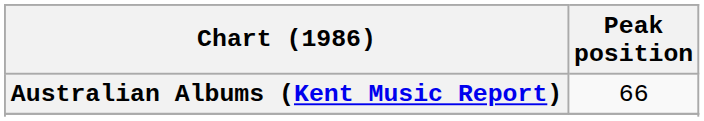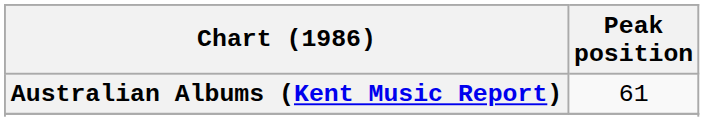(634, 94) 66 -> (634, 94) 61
